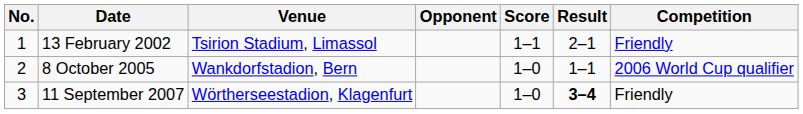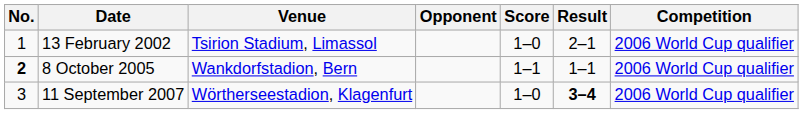(527, 43) 1–1 -> (527, 43) 1–0
(644, 43) Friendly -> (704, 43) 2006 World Cup qualifier
(21, 69) normal -> (21, 69) bold
(527, 69) 1–0 -> (527, 69) 1–1
(644, 95) Friendly -> (704, 95) 2006 World Cup qualifier
